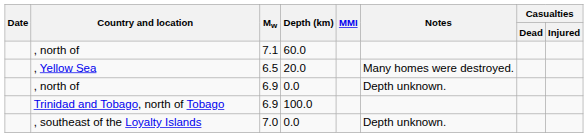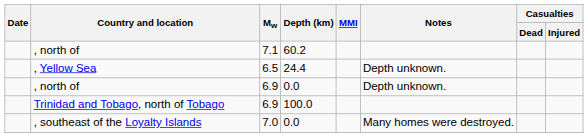(295, 50) 60.0 -> (295, 50) 60.2
(295, 68) 20.0 -> (295, 68) 24.4
(438, 68) Many homes were destroyed. -> (405, 68) Depth unknown.
(405, 123) Depth unknown. -> (438, 123) Many homes were destroyed.
